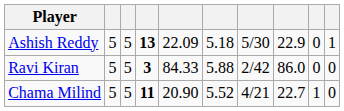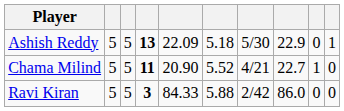rows swapped: (55, 93) <-> (44, 67)
